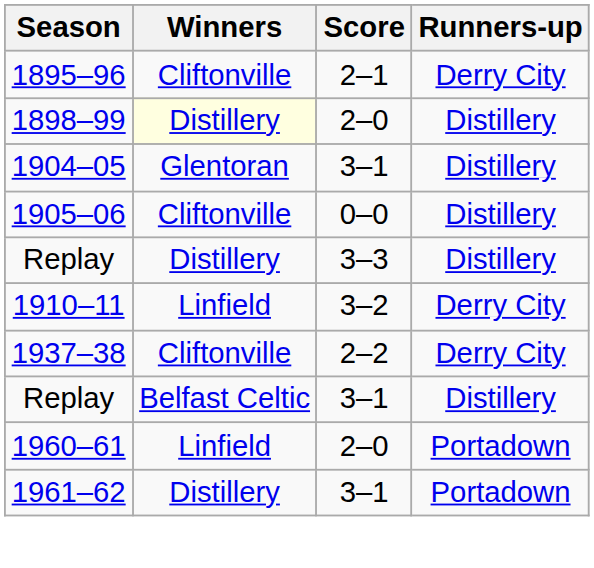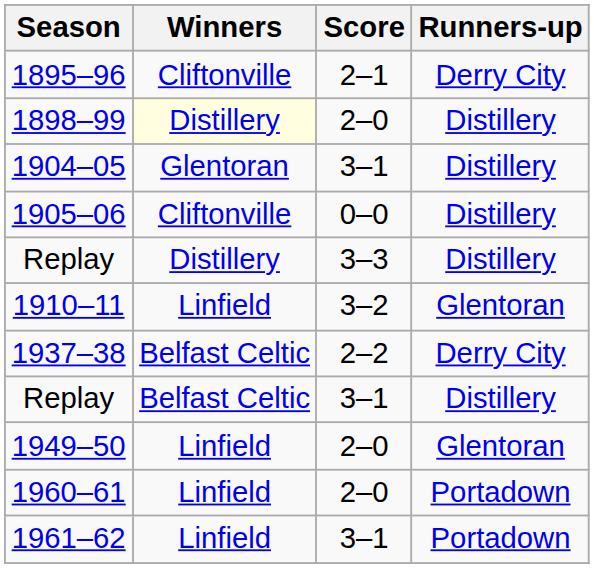(501, 306) Derry City -> (501, 306) Glentoran
(225, 352) Cliftonville -> (225, 352) Belfast Celtic
+ row: (69, 445)
(225, 492) Distillery -> (225, 538) Linfield
